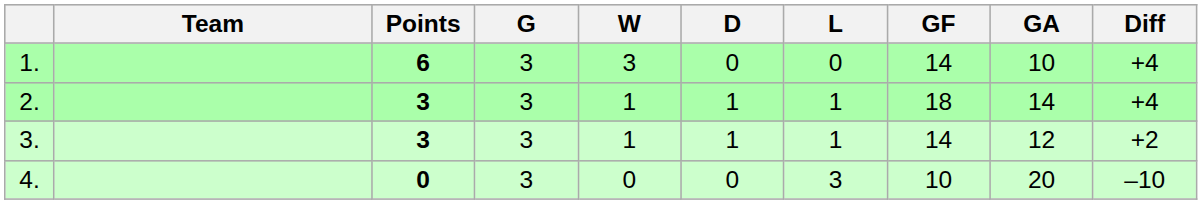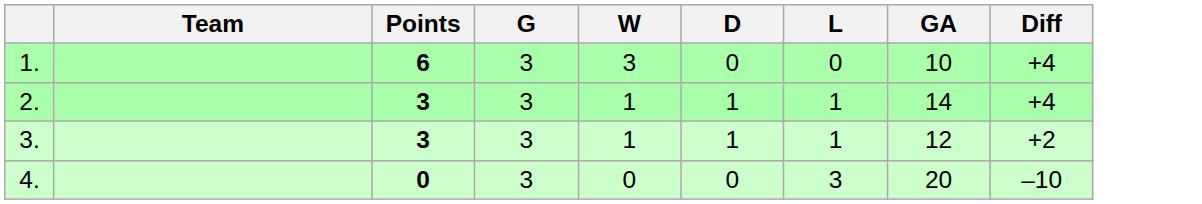- column: (939, 23)
